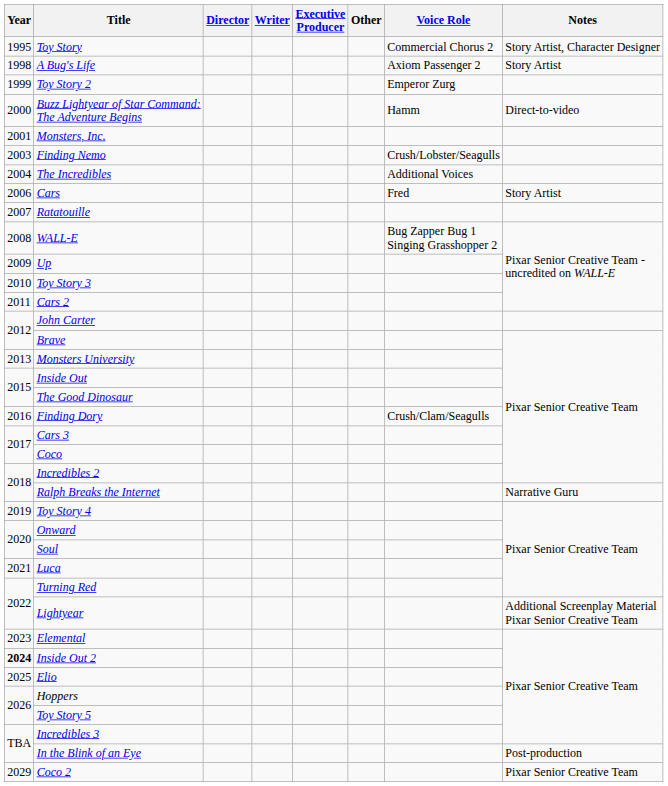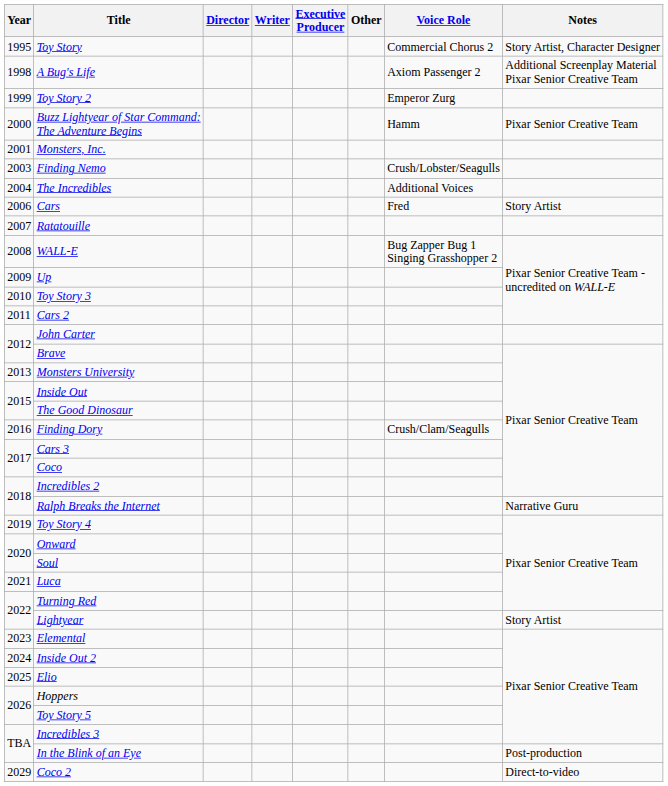(533, 65) Story Artist -> (581, 72) Additional Screenplay Material Pixar Senior Creative Team
(542, 110) Direct-to-video -> (572, 123) Pixar Senior Creative Team
(581, 613) Additional Screenplay Material Pixar Senior Creative Team -> (533, 619) Story Artist
(19, 657) bold -> (19, 657) normal
(572, 772) Pixar Senior Creative Team -> (542, 772) Direct-to-video
